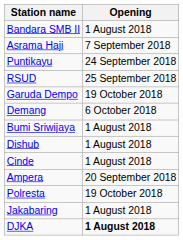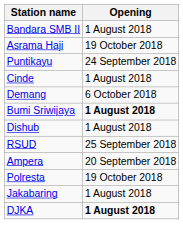(128, 45) 7 September 2018 -> (124, 45) 19 October 2018
rows swapped: (21, 78) <-> (20, 161)
- row: (42, 95)
(118, 128) normal -> (120, 111) bold
